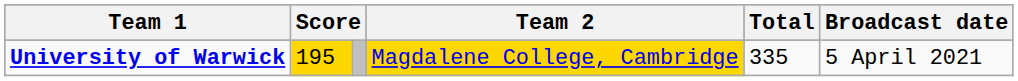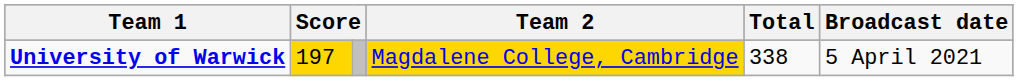(315, 58) 195 -> (315, 58) 197
(769, 58) 335 -> (769, 58) 338
